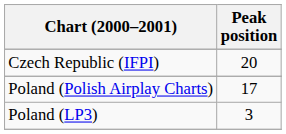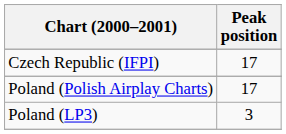(249, 62) 20 -> (249, 62) 17
